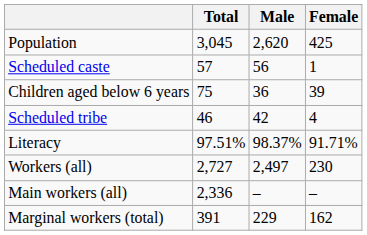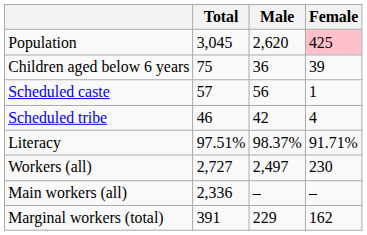(321, 42) no background -> (321, 42) pink background
rows swapped: (99, 92) <-> (59, 67)
